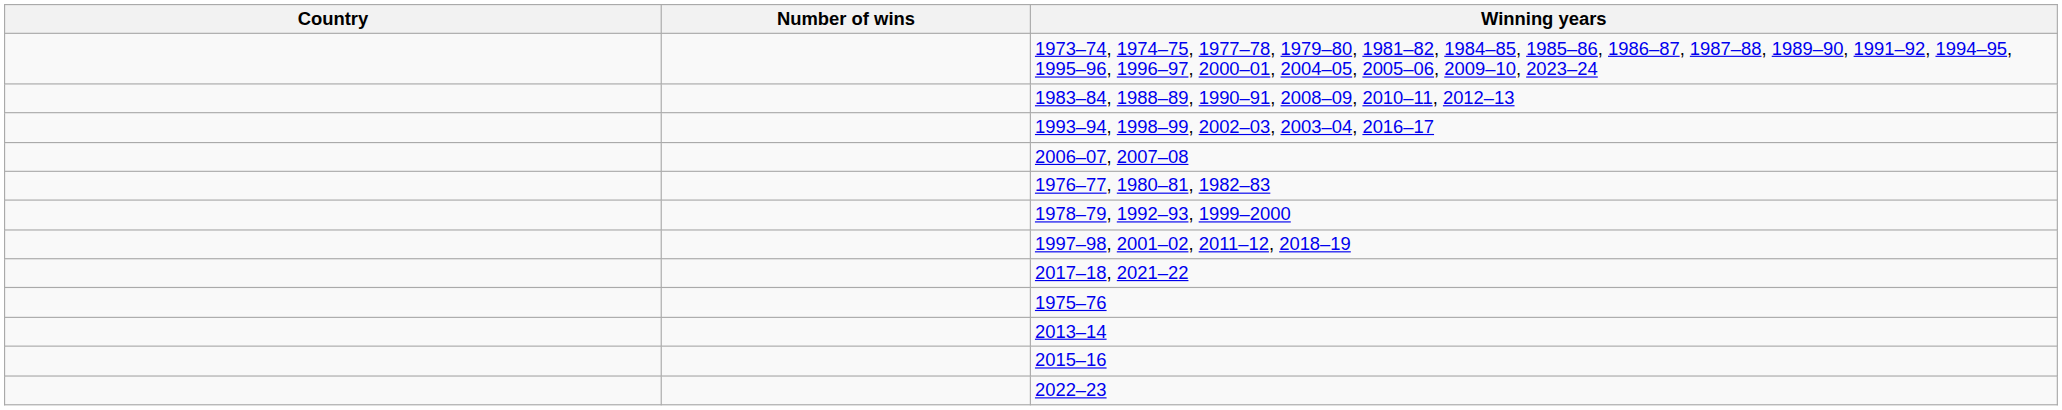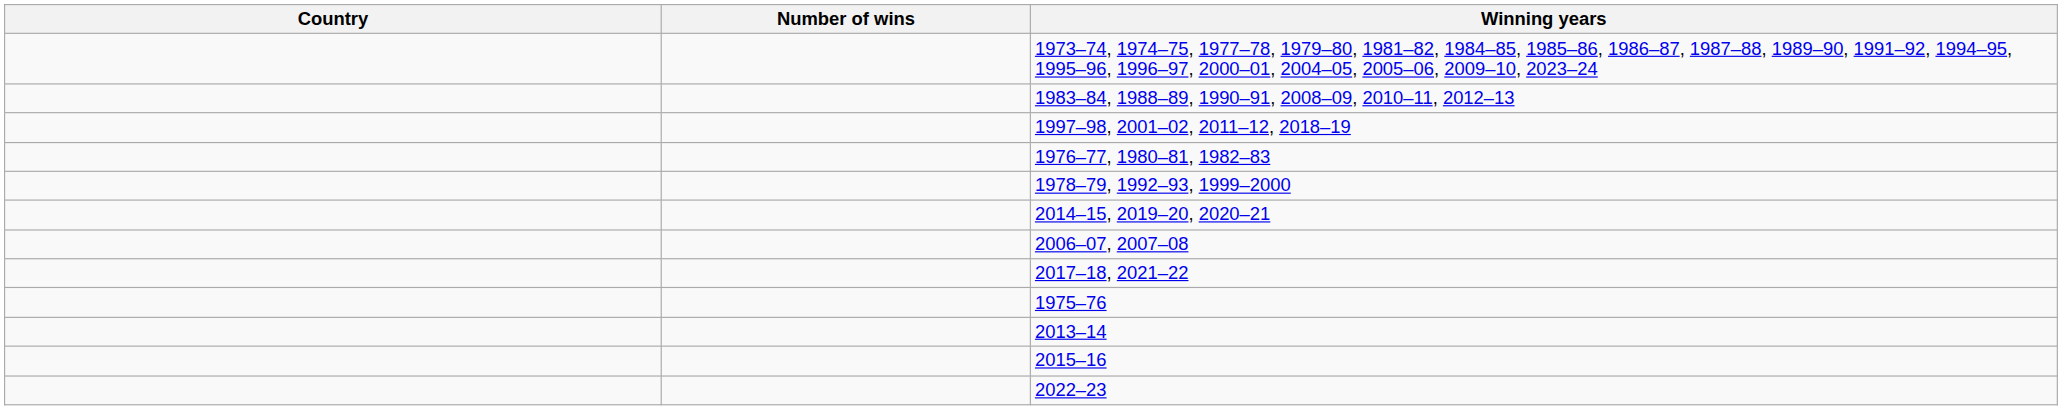- row: (1234, 127)
rows swapped: (1193, 244) <-> (1112, 156)
+ row: (1153, 214)
